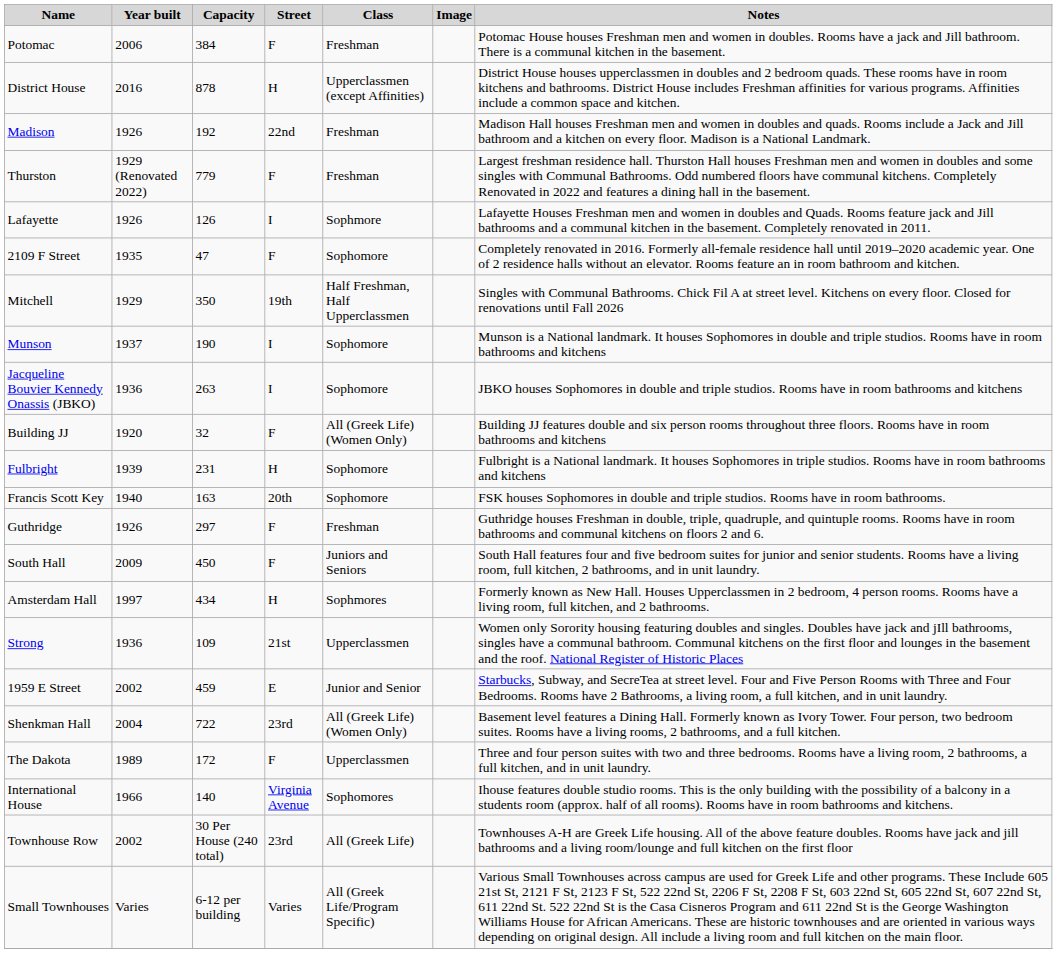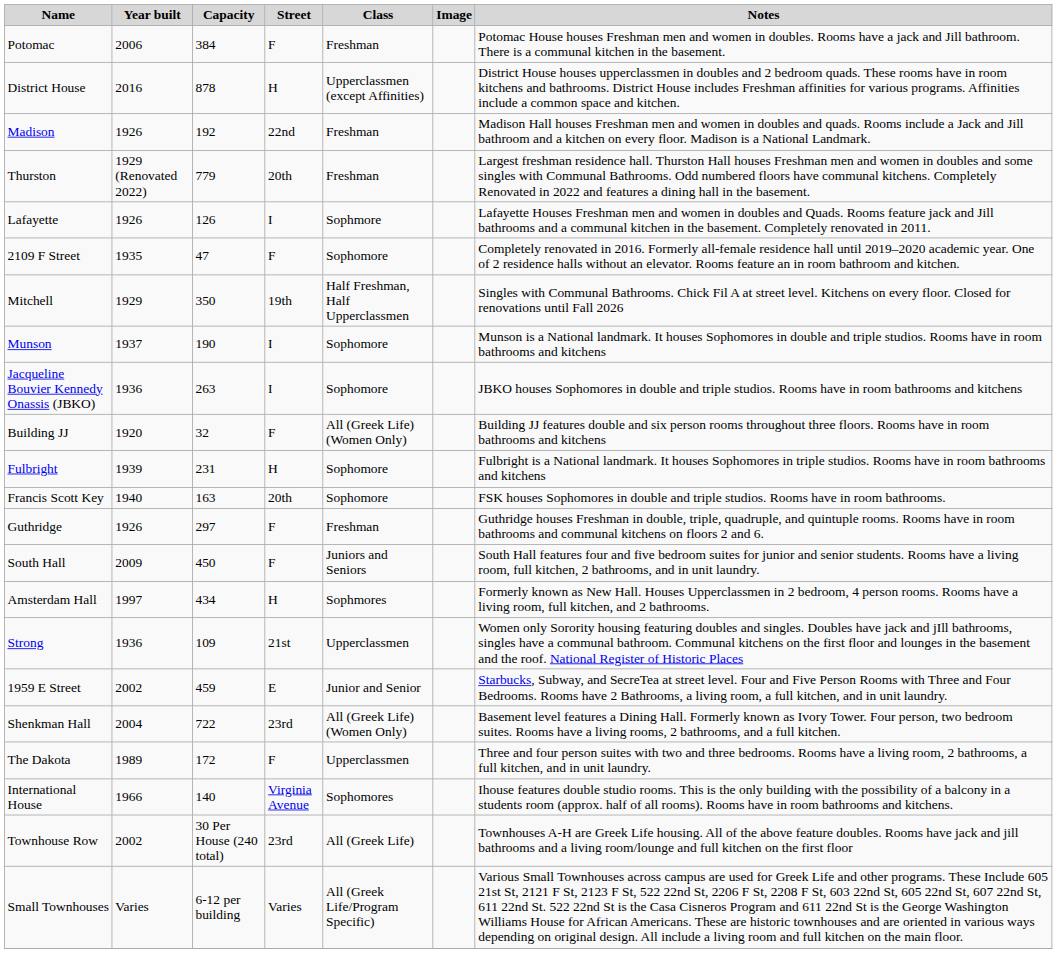(272, 176) F -> (280, 176) 20th
